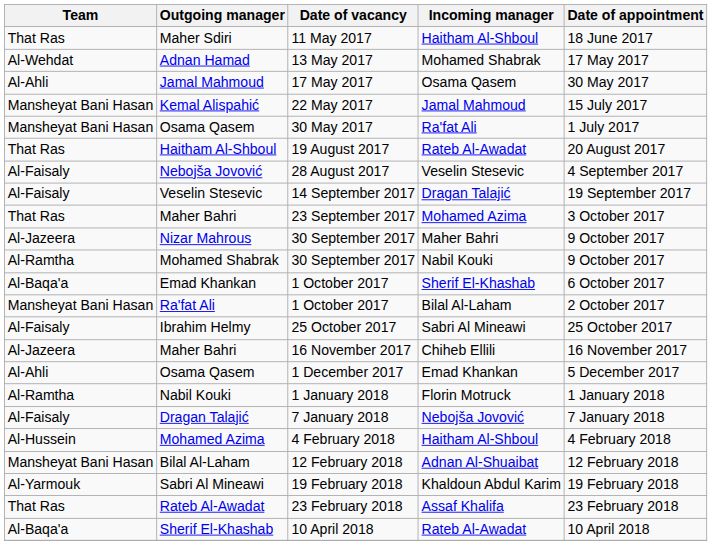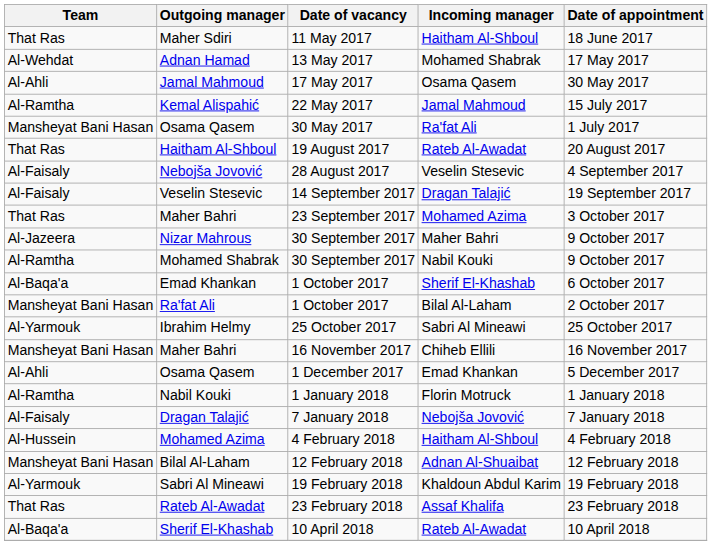(80, 104) Mansheyat Bani Hasan -> (41, 104) Al-Ramtha
(39, 328) Al-Faisaly -> (44, 328) Al-Yarmouk
(41, 350) Al-Jazeera -> (80, 350) Mansheyat Bani Hasan
